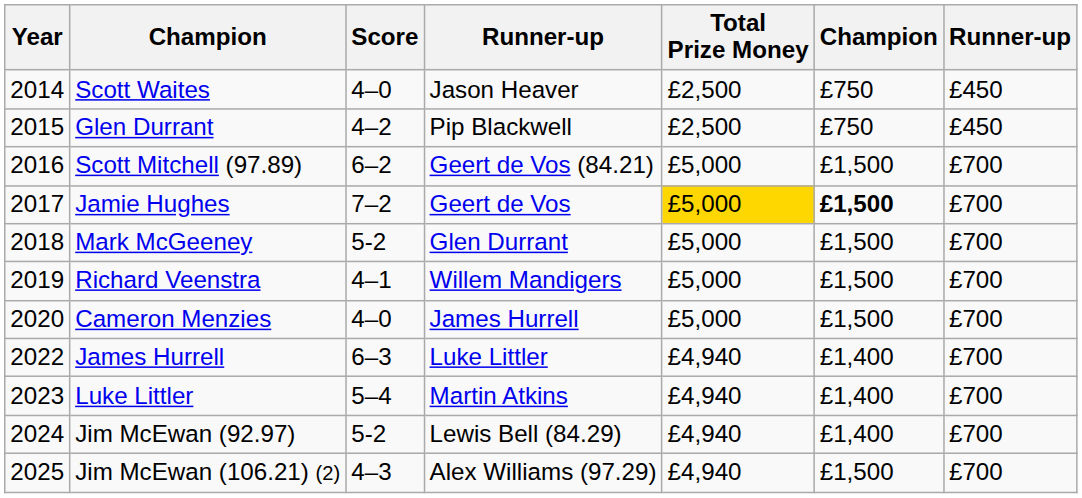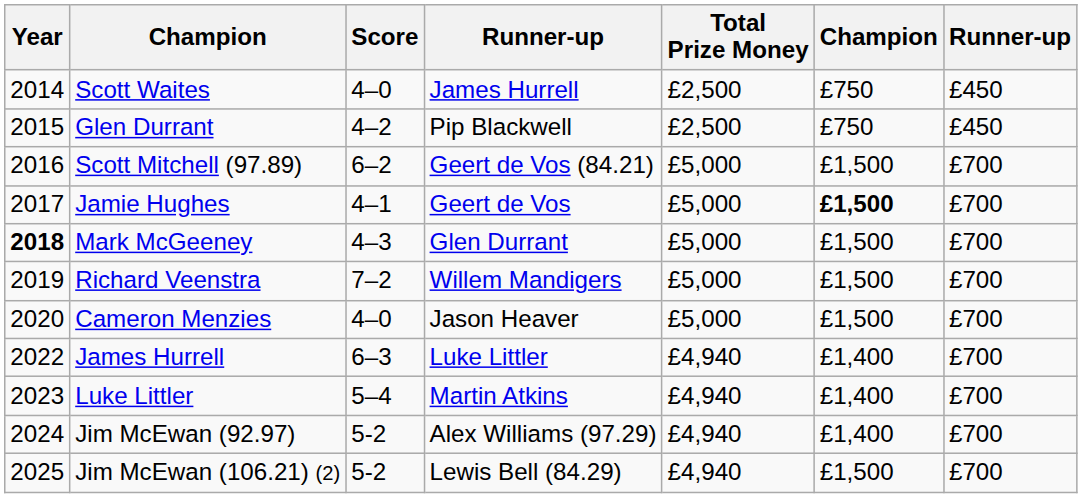(504, 89) Jason Heaver -> (504, 89) James Hurrell
(371, 204) 7–2 -> (371, 204) 4–1
(705, 204) gold background -> (705, 204) no background
(37, 242) normal -> (37, 242) bold
(369, 242) 5-2 -> (371, 242) 4–3
(371, 280) 4–1 -> (371, 280) 7–2
(504, 319) James Hurrell -> (504, 319) Jason Heaver
(526, 434) Lewis Bell (84.29) -> (543, 434) Alex Williams (97.29)
(371, 472) 4–3 -> (369, 472) 5-2
(543, 472) Alex Williams (97.29) -> (526, 472) Lewis Bell (84.29)
